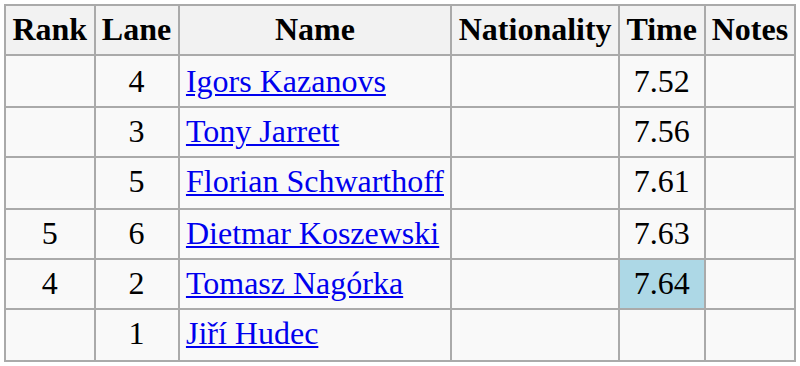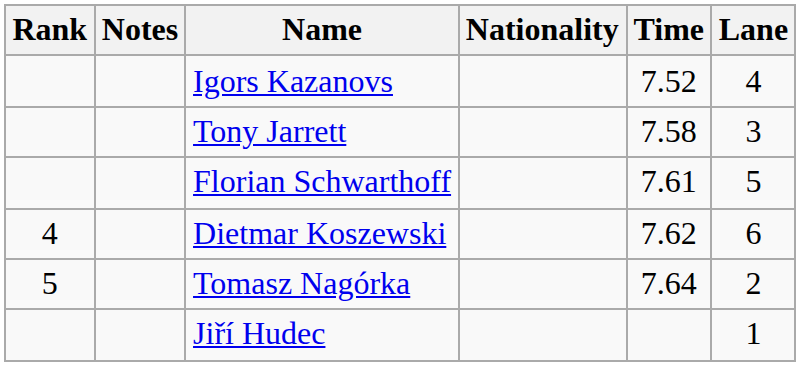columns swapped: (137, 29) <-> (750, 29)
(662, 131) 7.56 -> (669, 131) 7.58
(50, 232) 5 -> (50, 232) 4
(662, 232) 7.63 -> (669, 232) 7.62
(50, 283) 4 -> (50, 283) 5
(662, 283) lightblue background -> (669, 283) no background
